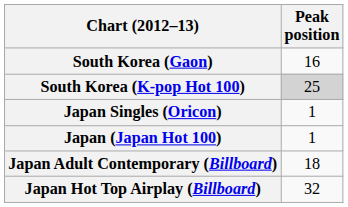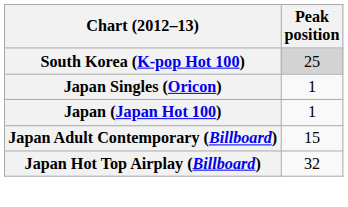- row: (143, 61)
(312, 163) 18 -> (312, 138) 15
